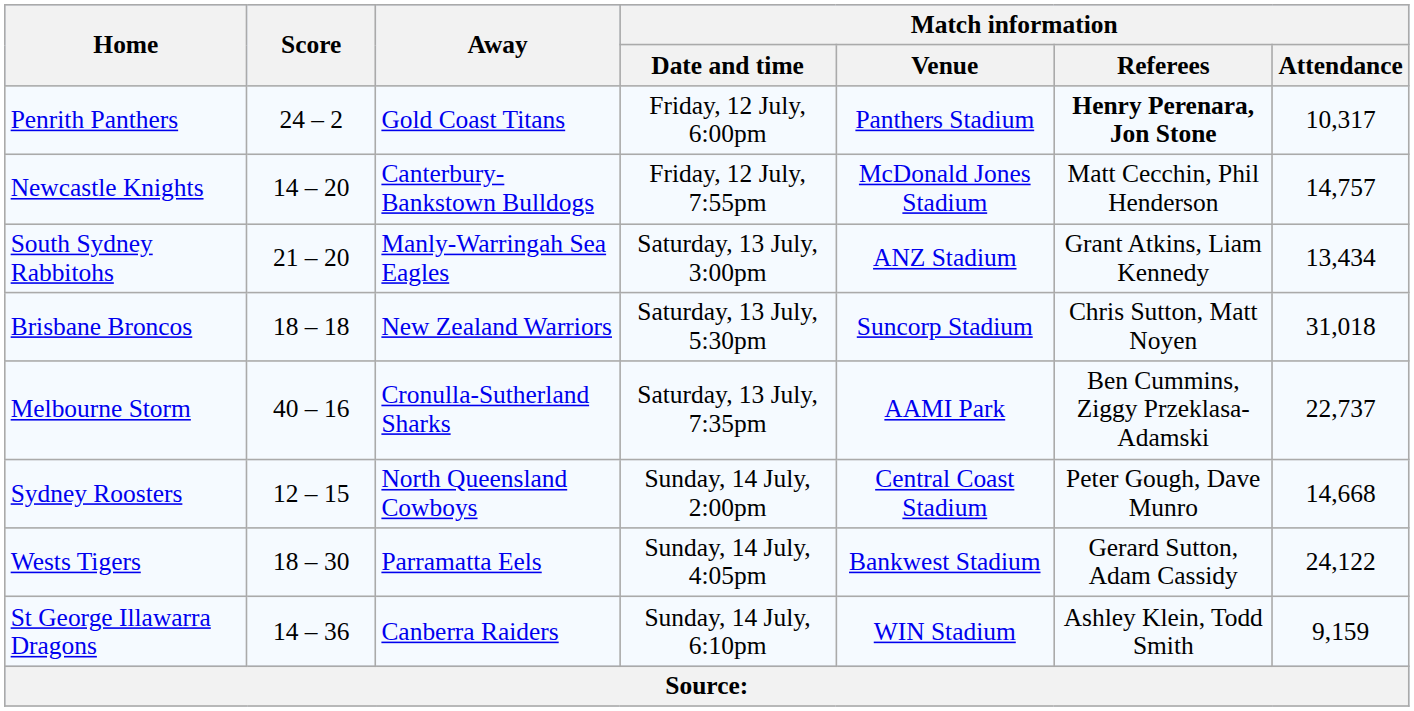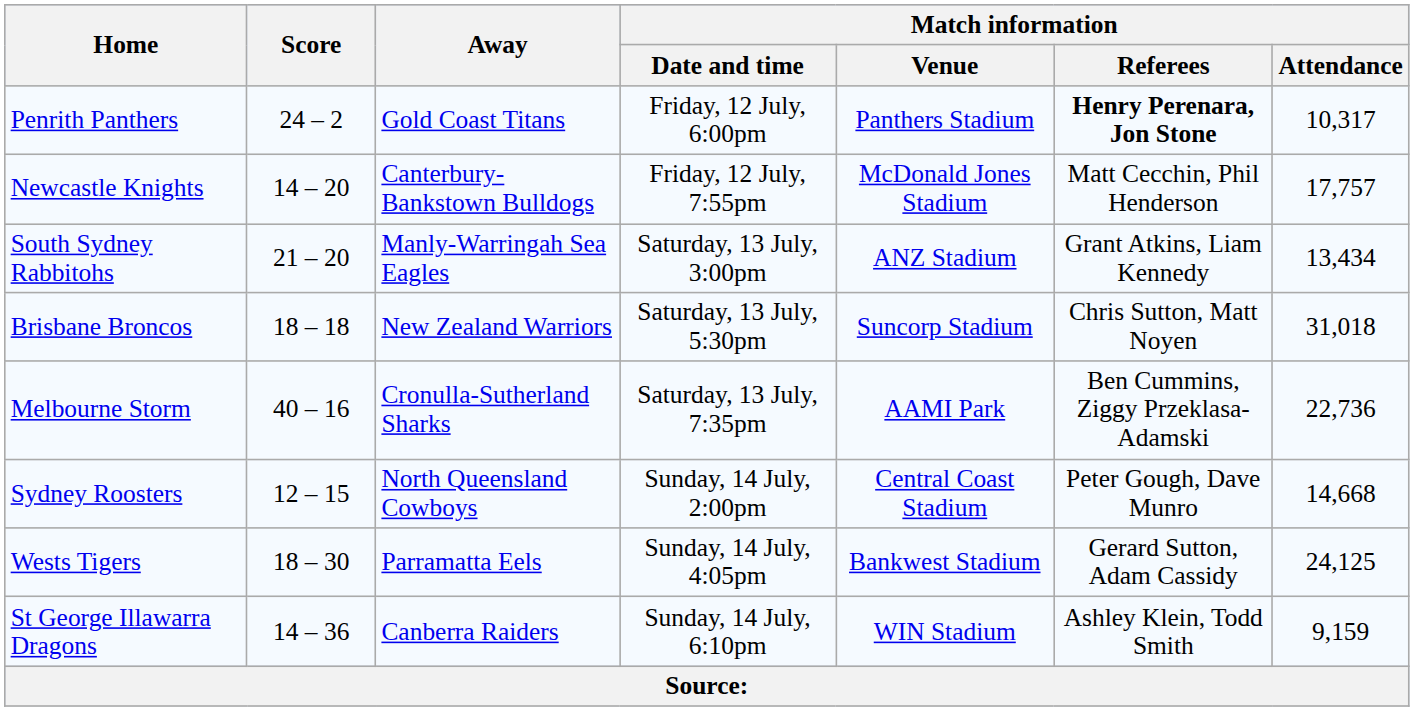(1341, 188) 14,757 -> (1341, 188) 17,757
(1341, 409) 22,737 -> (1341, 409) 22,736
(1341, 562) 24,122 -> (1341, 562) 24,125
